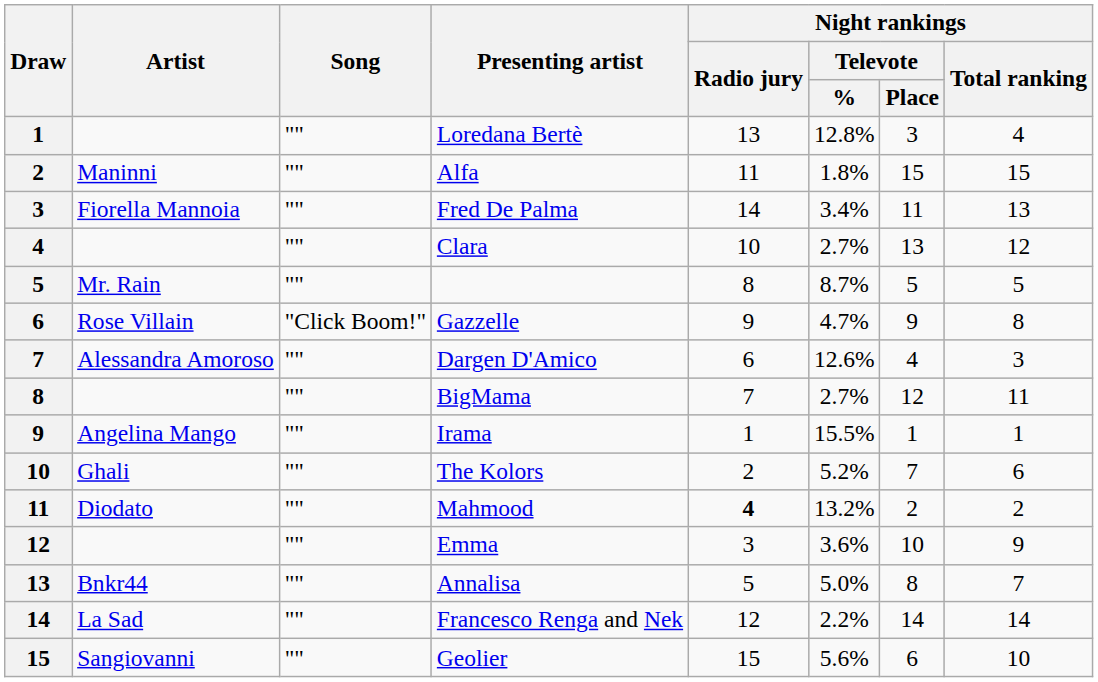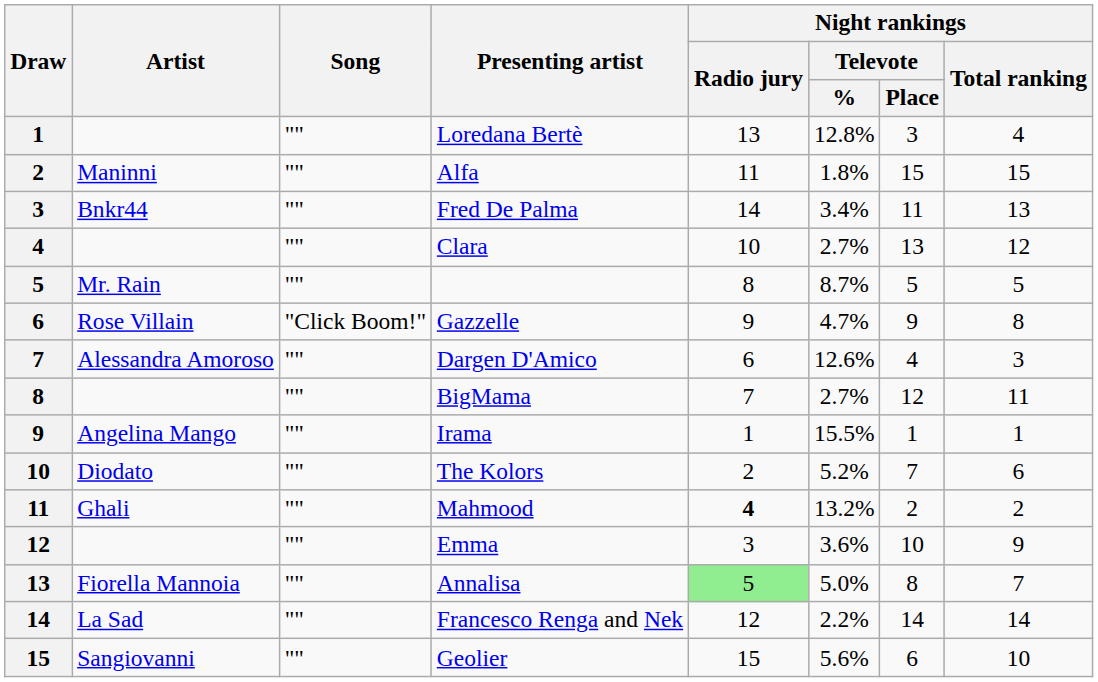(158, 209) Fiorella Mannoia -> (112, 209) Bnkr44
(103, 470) Ghali -> (115, 470) Diodato
(115, 508) Diodato -> (103, 508) Ghali
(112, 582) Bnkr44 -> (158, 582) Fiorella Mannoia
(748, 582) no background -> (748, 582) lightgreen background
